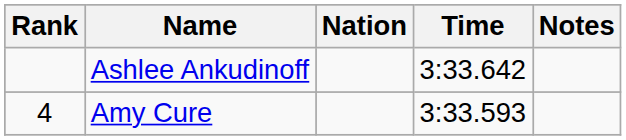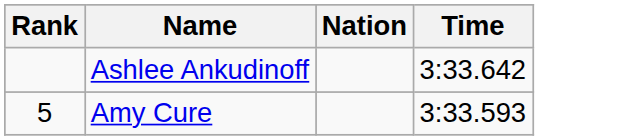- column: (577, 26)
(45, 112) 4 -> (45, 112) 5
